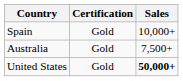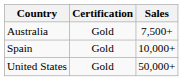rows swapped: (27, 48) <-> (20, 31)
(157, 66) bold -> (157, 66) normal
